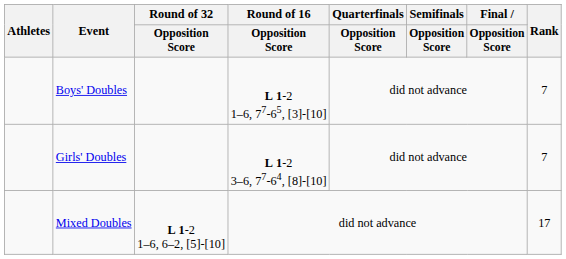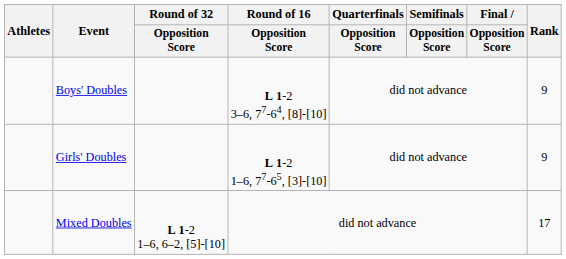(279, 105) L 1-2 1–6, 77-65, [3]-[10] -> (279, 105) L 1-2 3–6, 77-64, [8]-[10]
(544, 91) 7 -> (544, 91) 9
(279, 172) L 1-2 3–6, 77-64, [8]-[10] -> (279, 172) L 1-2 1–6, 77-65, [3]-[10]
(544, 157) 7 -> (544, 157) 9
